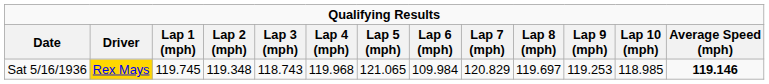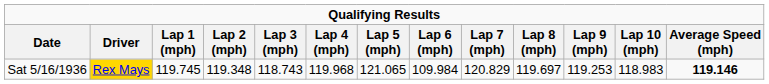(641, 69) 118.985 -> (641, 69) 118.983
